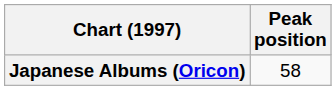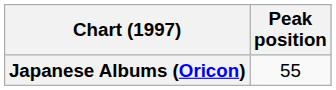(290, 70) 58 -> (290, 70) 55
